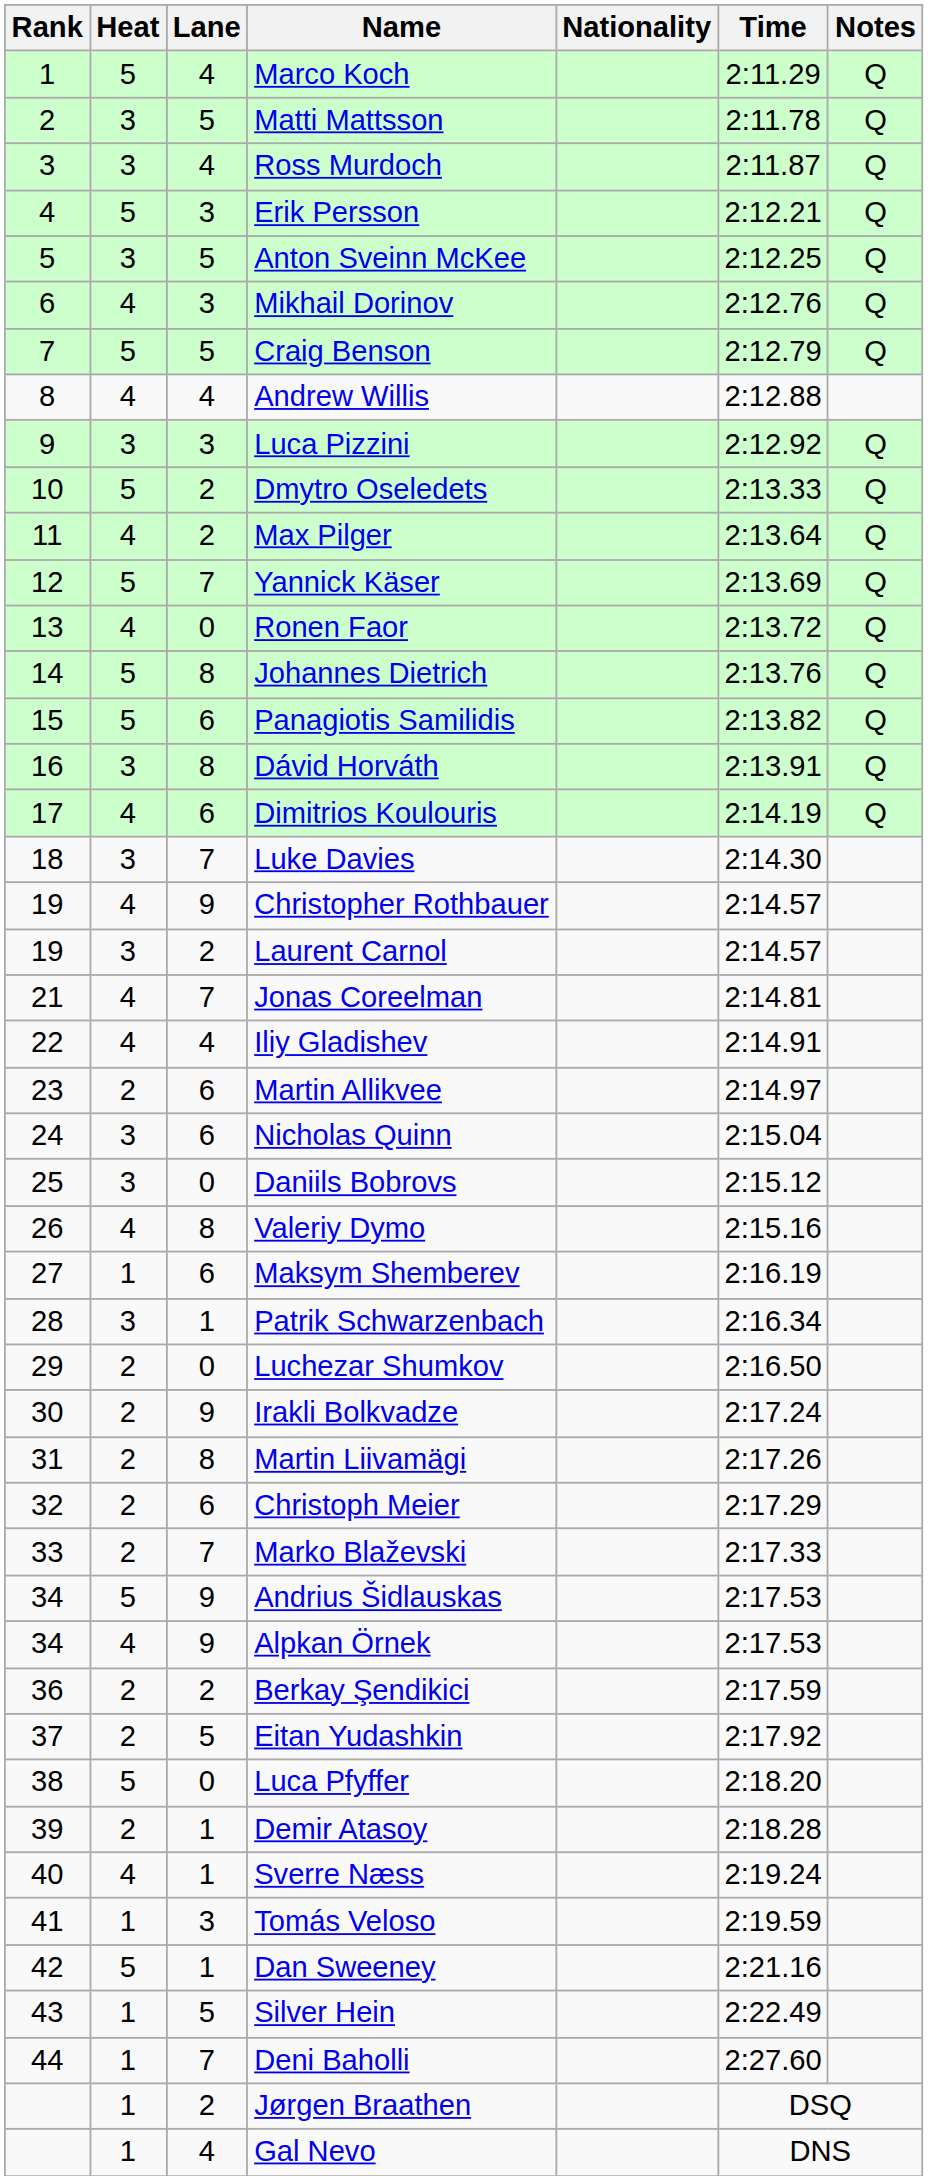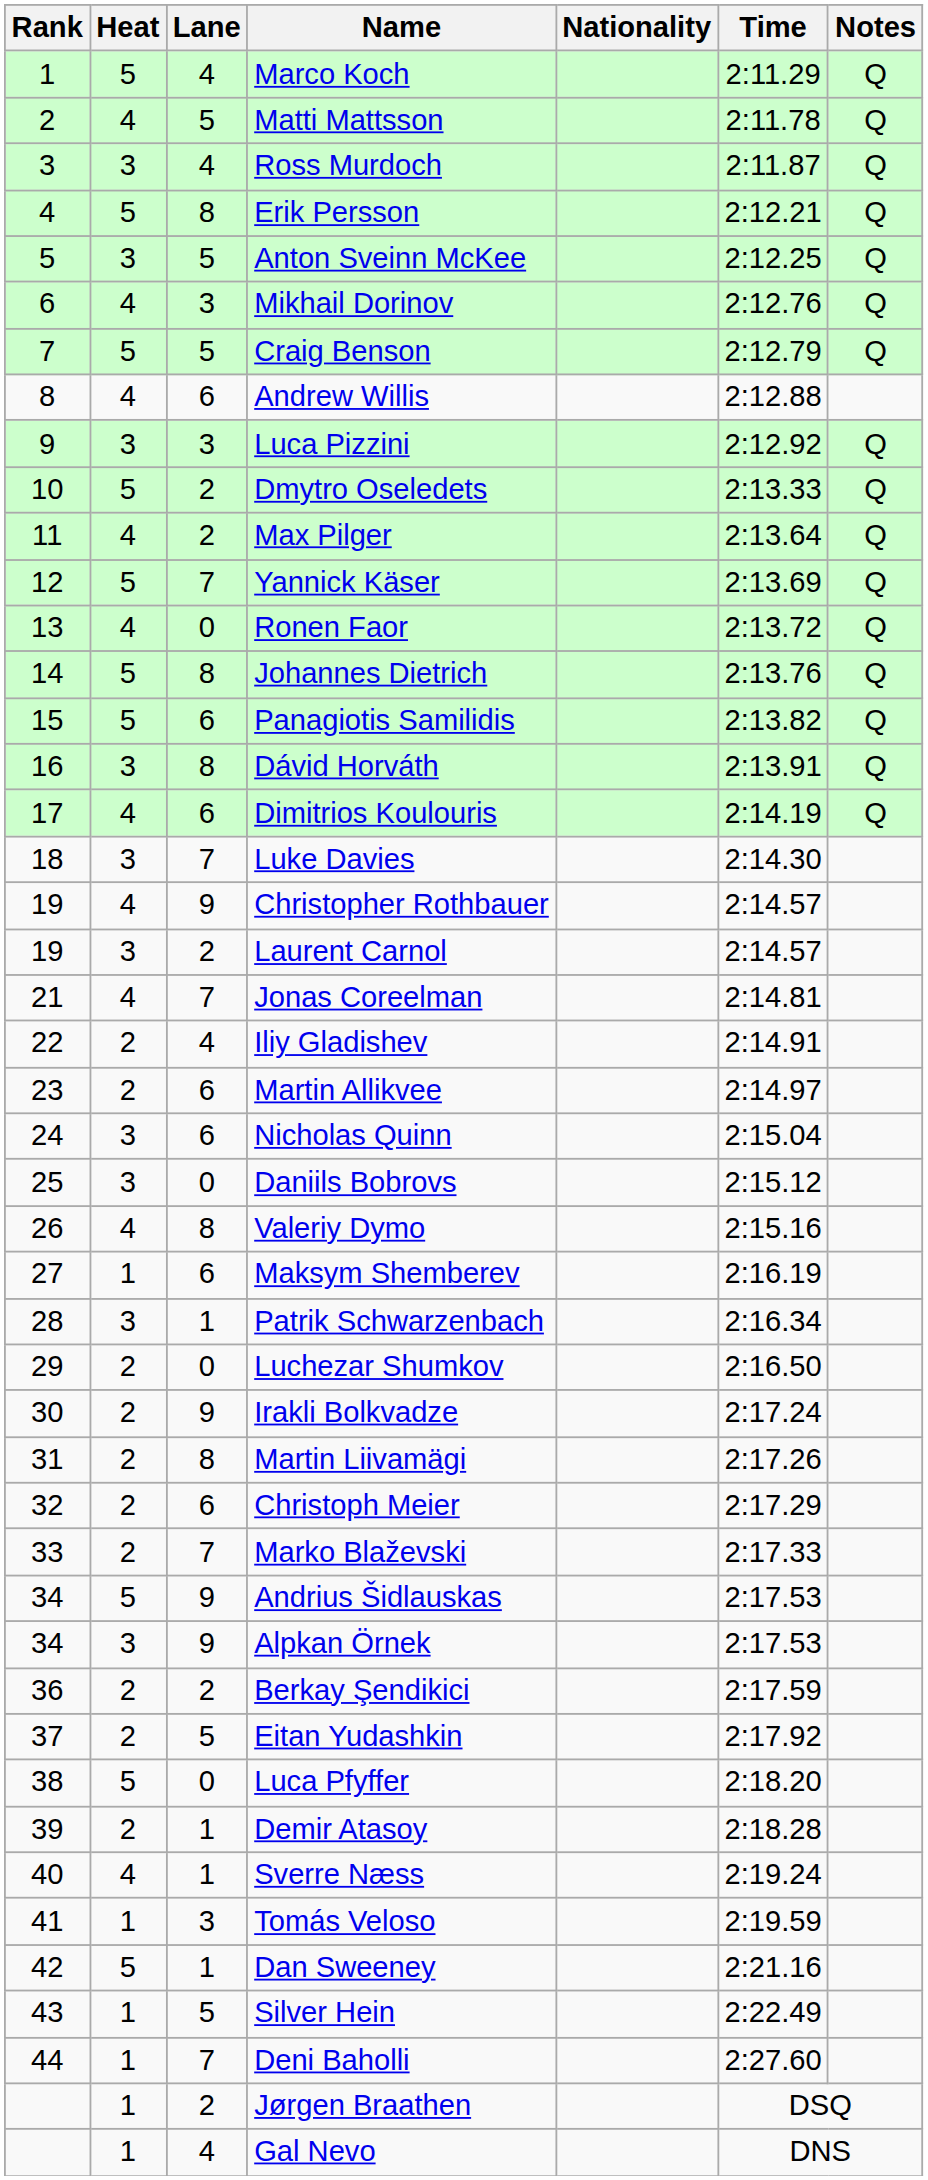(128, 119) 3 -> (128, 119) 4
(207, 212) 3 -> (207, 212) 8
(207, 397) 4 -> (207, 397) 6
(128, 1043) 4 -> (128, 1043) 2
(128, 1643) 4 -> (128, 1643) 3
